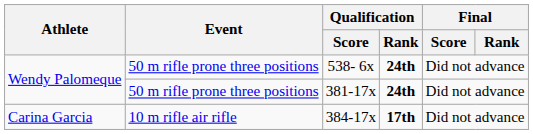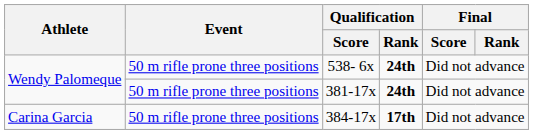(183, 117) 10 m rifle air rifle -> (224, 117) 50 m rifle prone three positions
